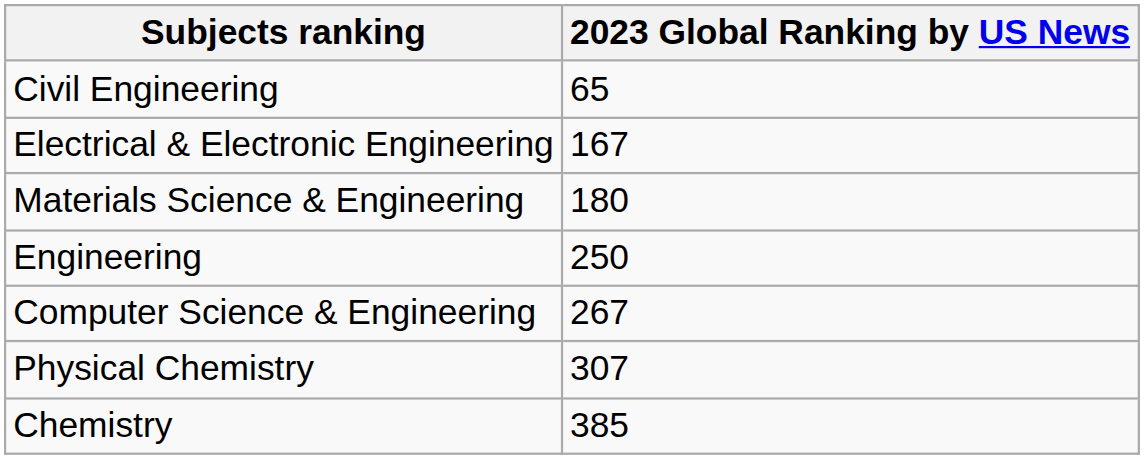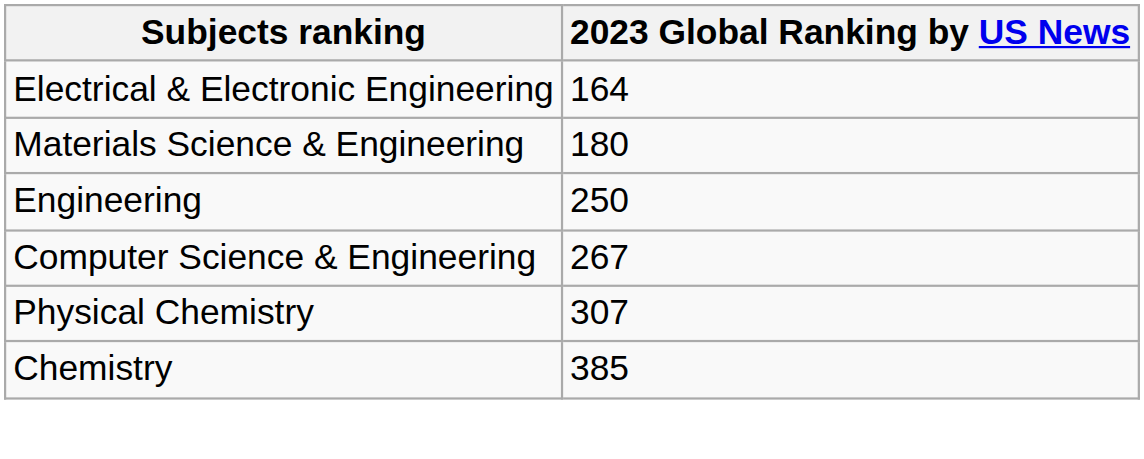- row: (146, 88)
(600, 144) 167 -> (600, 88) 164
